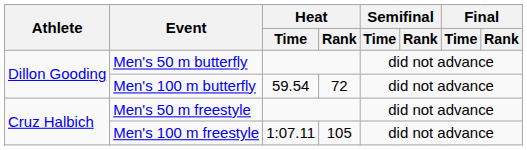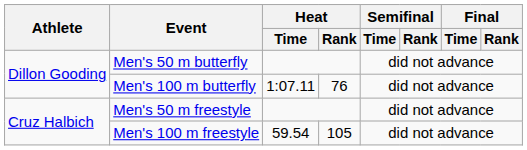(291, 86) 59.54 -> (291, 86) 1:07.11
(339, 86) 72 -> (339, 86) 76
(291, 134) 1:07.11 -> (291, 134) 59.54
